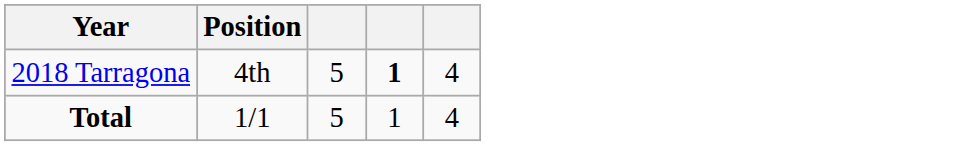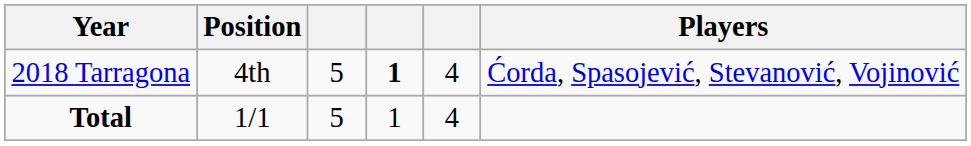+ column: (723, 27)
